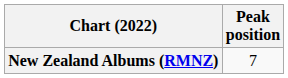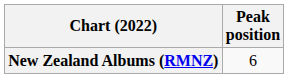(253, 60) 7 -> (253, 60) 6
